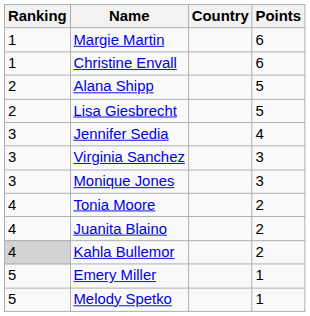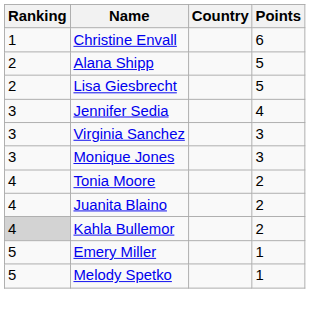- row: (119, 39)
